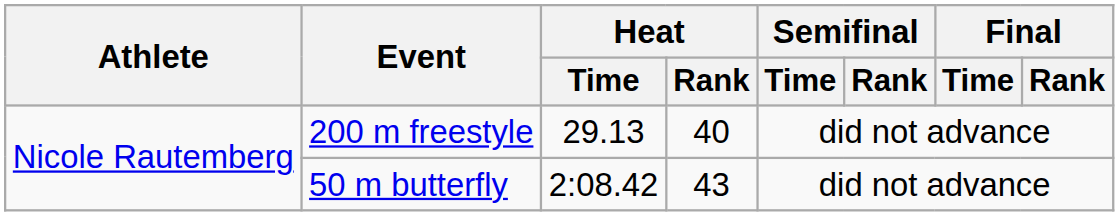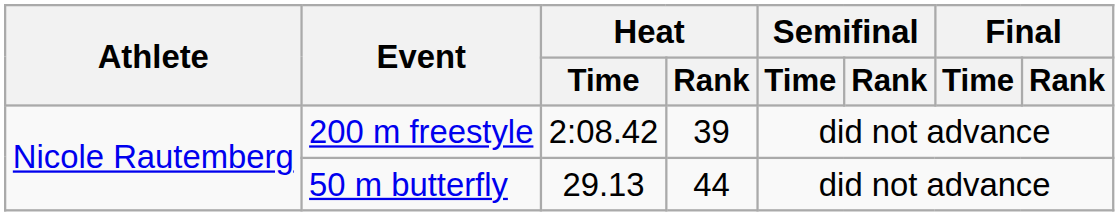(604, 132) 29.13 -> (604, 132) 2:08.42
(711, 132) 40 -> (711, 132) 39
(604, 184) 2:08.42 -> (604, 184) 29.13
(711, 184) 43 -> (711, 184) 44
